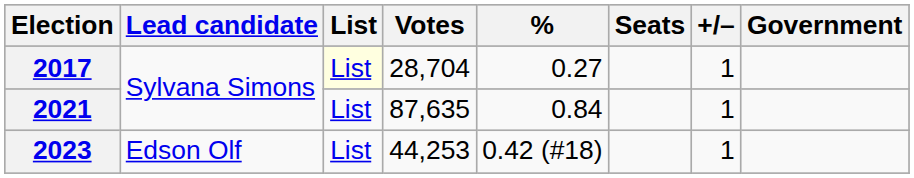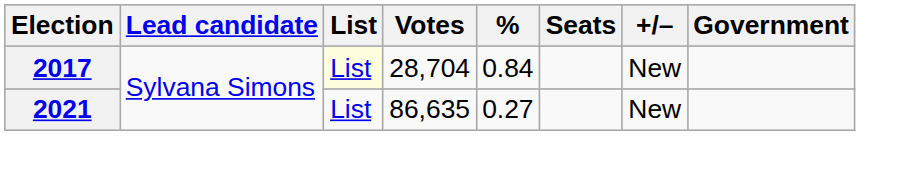(577, 67) 0.27 -> (508, 67) 0.84
(727, 67) 1 -> (655, 67) New
(430, 109) 87,635 -> (430, 109) 86,635
(577, 109) 0.84 -> (508, 109) 0.27
(727, 109) 1 -> (655, 109) New
- row: (62, 151)
